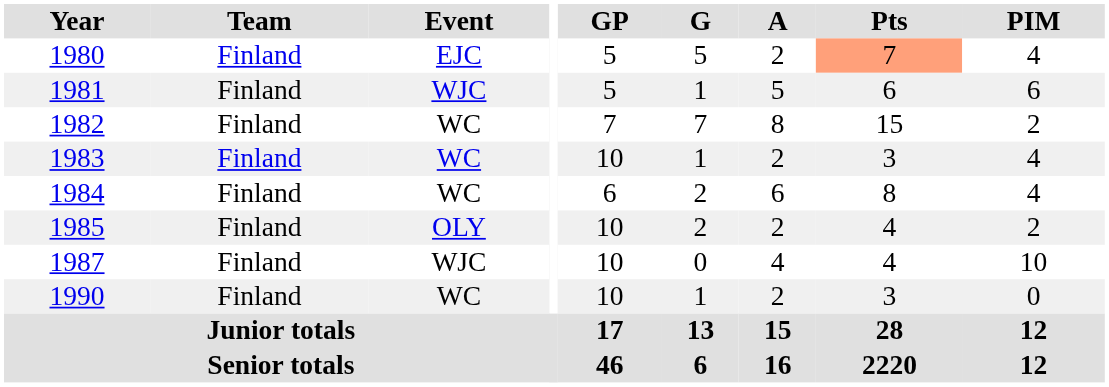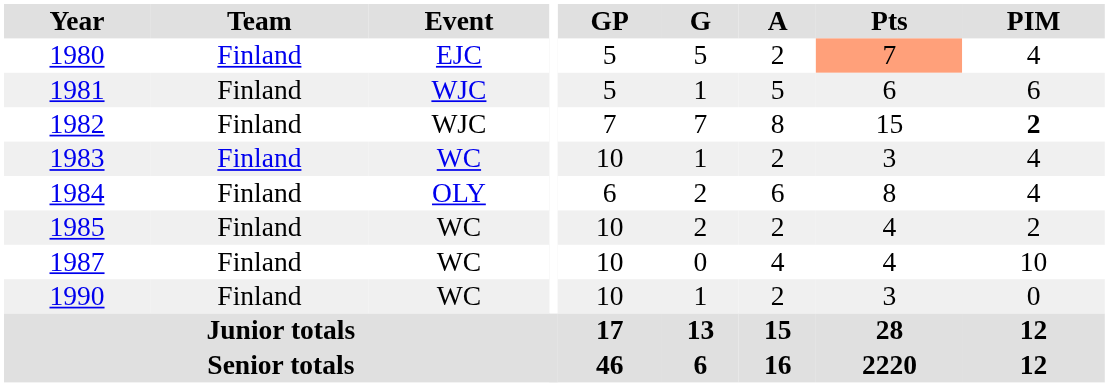(459, 124) WC -> (459, 124) WJC
(1034, 124) normal -> (1034, 124) bold
(459, 192) WC -> (459, 192) OLY
(459, 227) OLY -> (459, 227) WC
(459, 261) WJC -> (459, 261) WC
